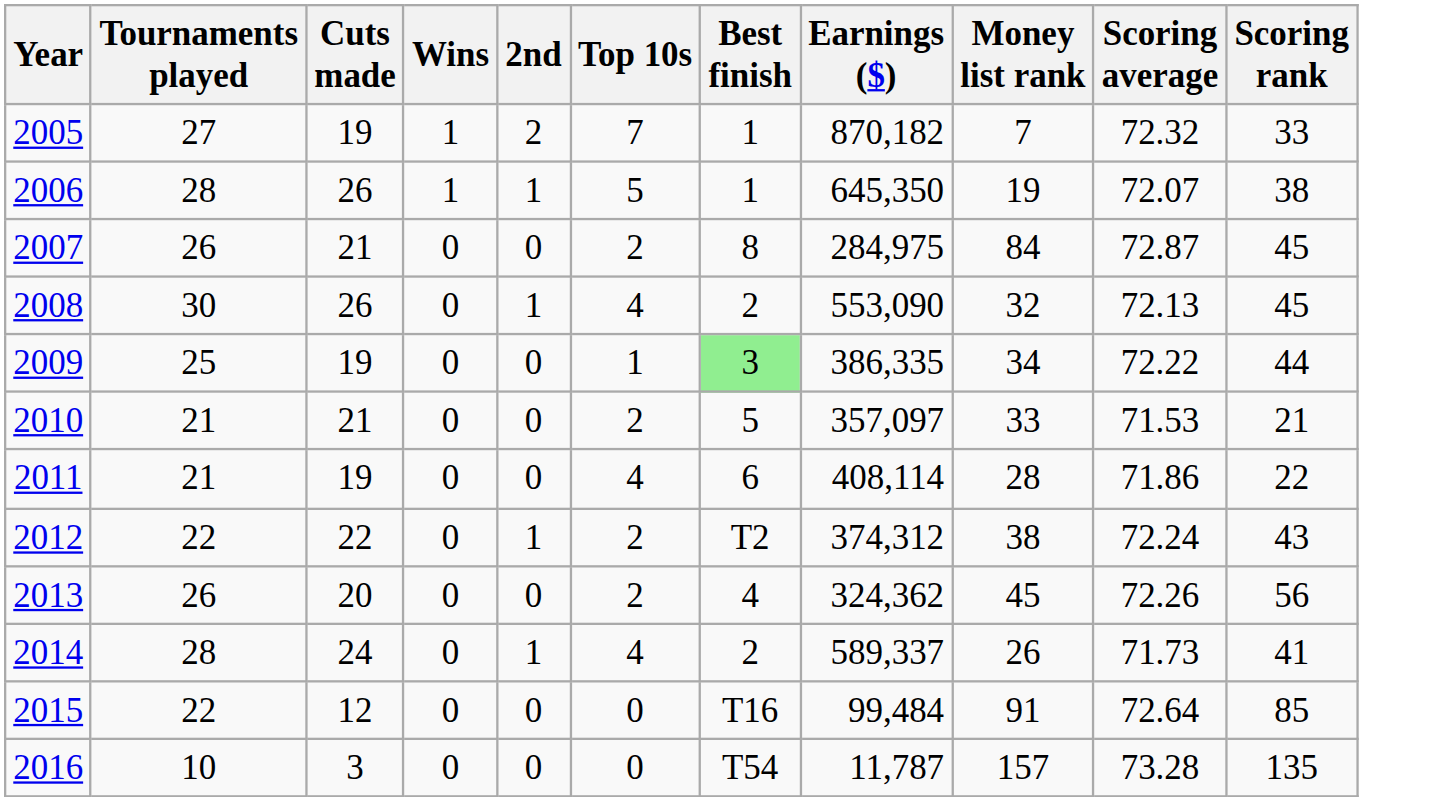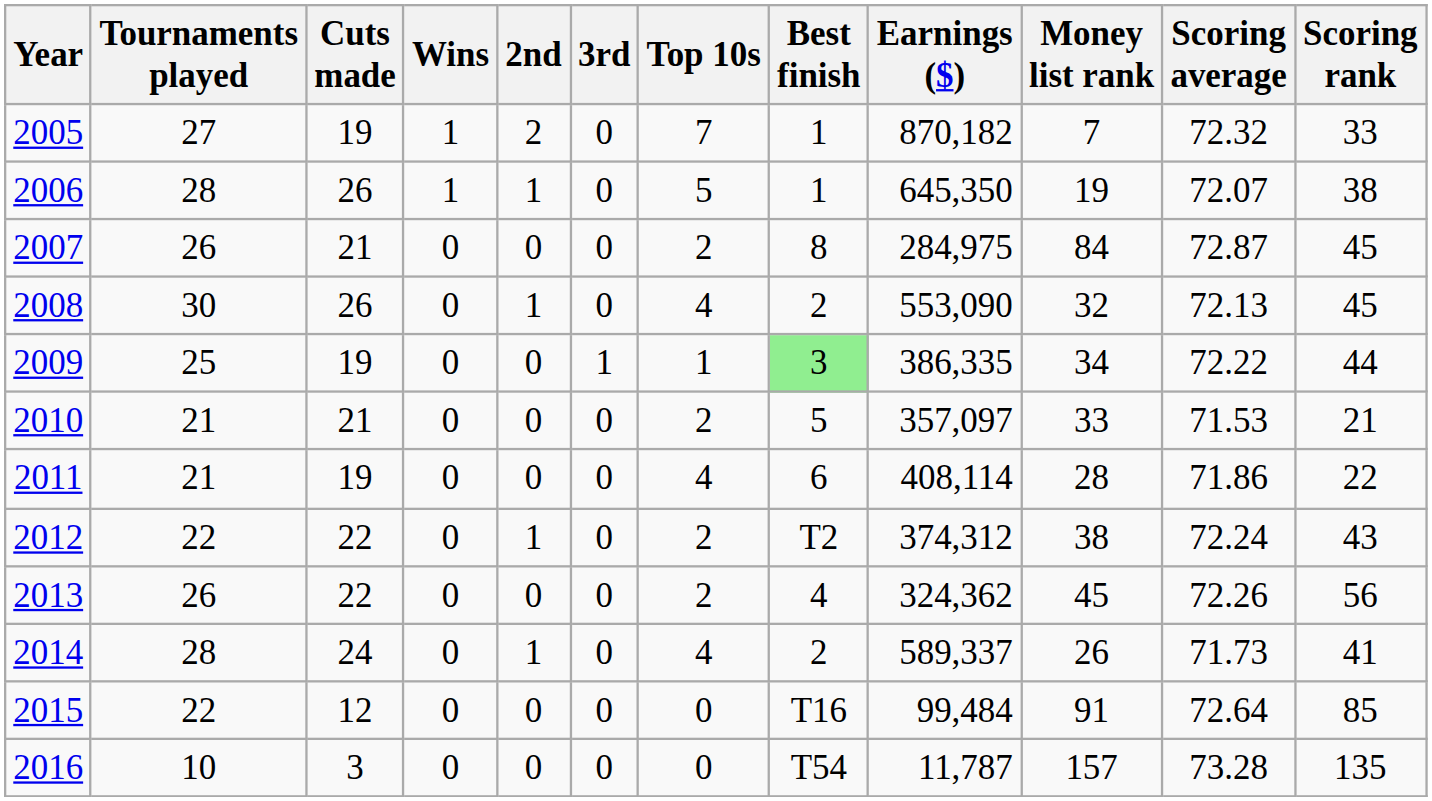+ column: (604, 54)
(355, 593) 20 -> (355, 593) 22
